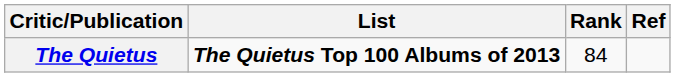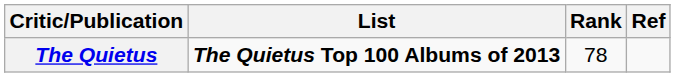(596, 54) 84 -> (596, 54) 78
